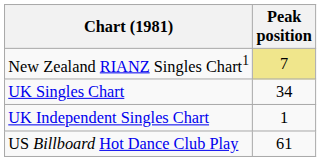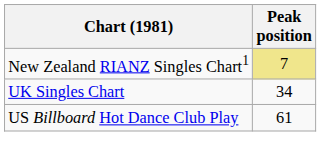- row: (109, 117)
